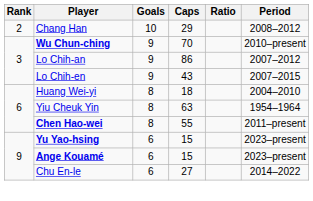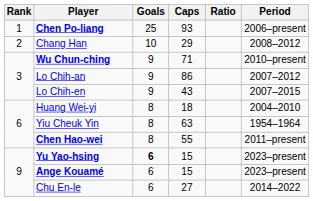+ row: (70, 28)
(187, 44) 70 -> (187, 60) 71
(151, 140) normal -> (151, 156) bold
